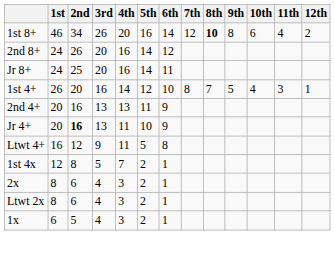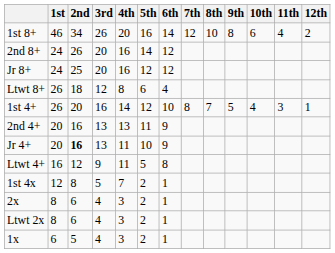(212, 32) bold -> (212, 32) normal
(146, 70) 14 -> (146, 70) 12
(168, 70) 11 -> (168, 70) 12
+ row: (26, 88)
